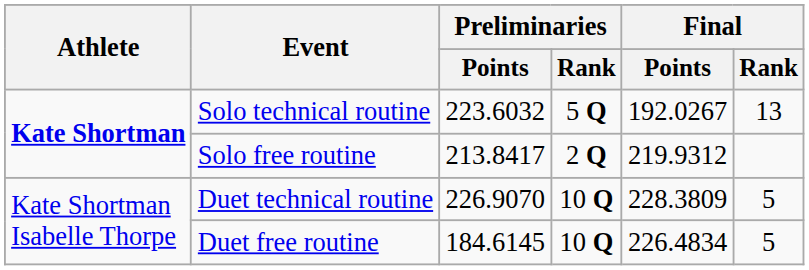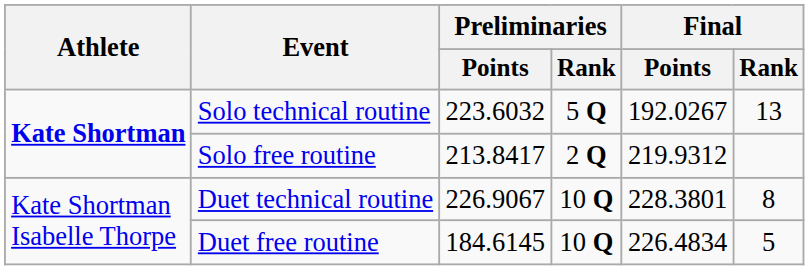(495, 199) 226.9070 -> (495, 199) 226.9067
(678, 199) 228.3809 -> (678, 199) 228.3801
(769, 199) 5 -> (769, 199) 8
